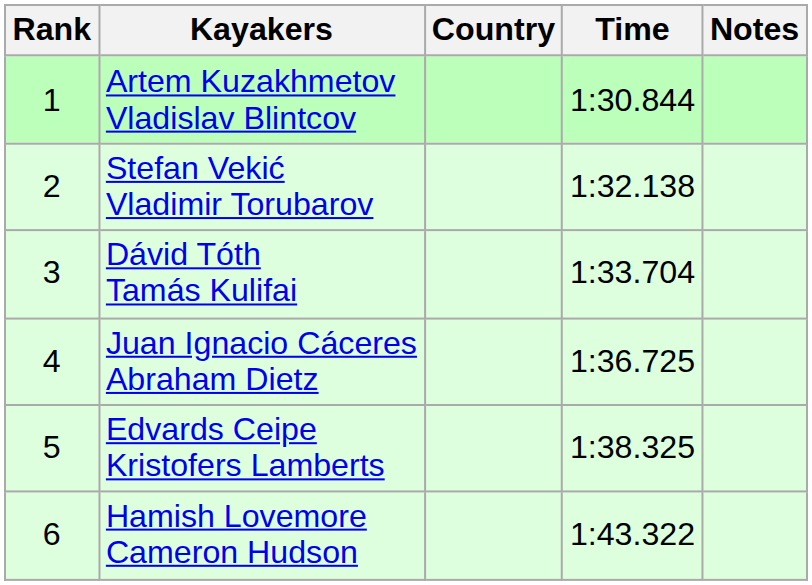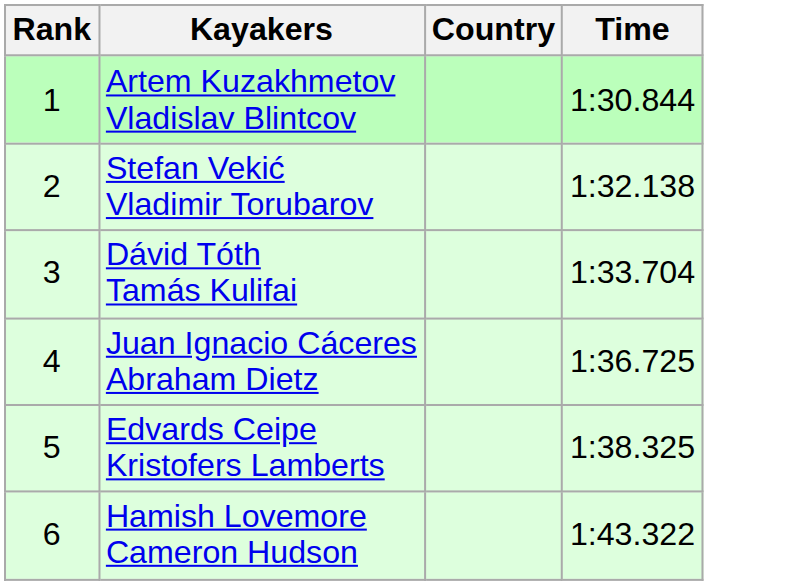- column: (755, 30)
